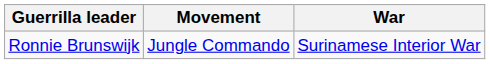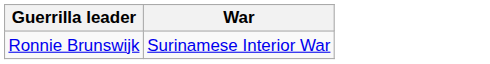- column: (218, 17)
